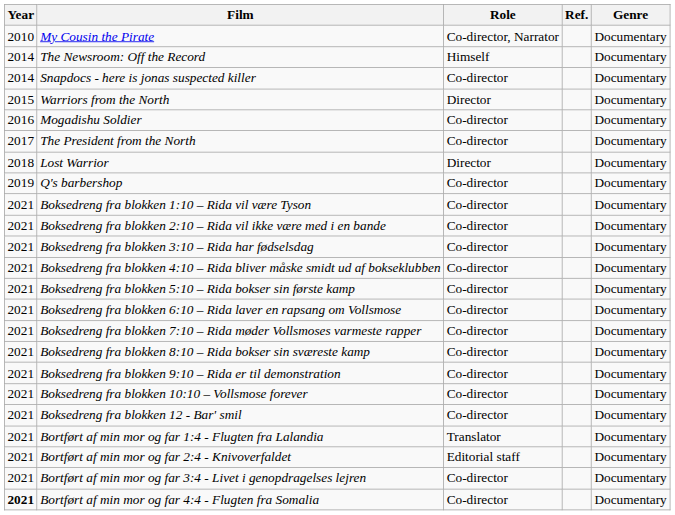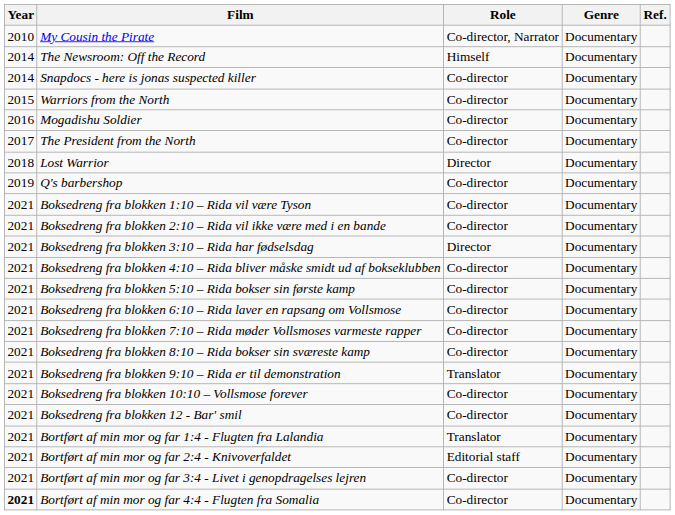columns swapped: (631, 15) <-> (577, 15)
(469, 99) Director -> (477, 99) Co-director
(477, 246) Co-director -> (469, 246) Director
(477, 373) Co-director -> (474, 373) Translator
